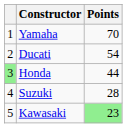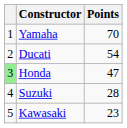(113, 73) 44 -> (113, 73) 47
(113, 113) lightgreen background -> (113, 113) no background
